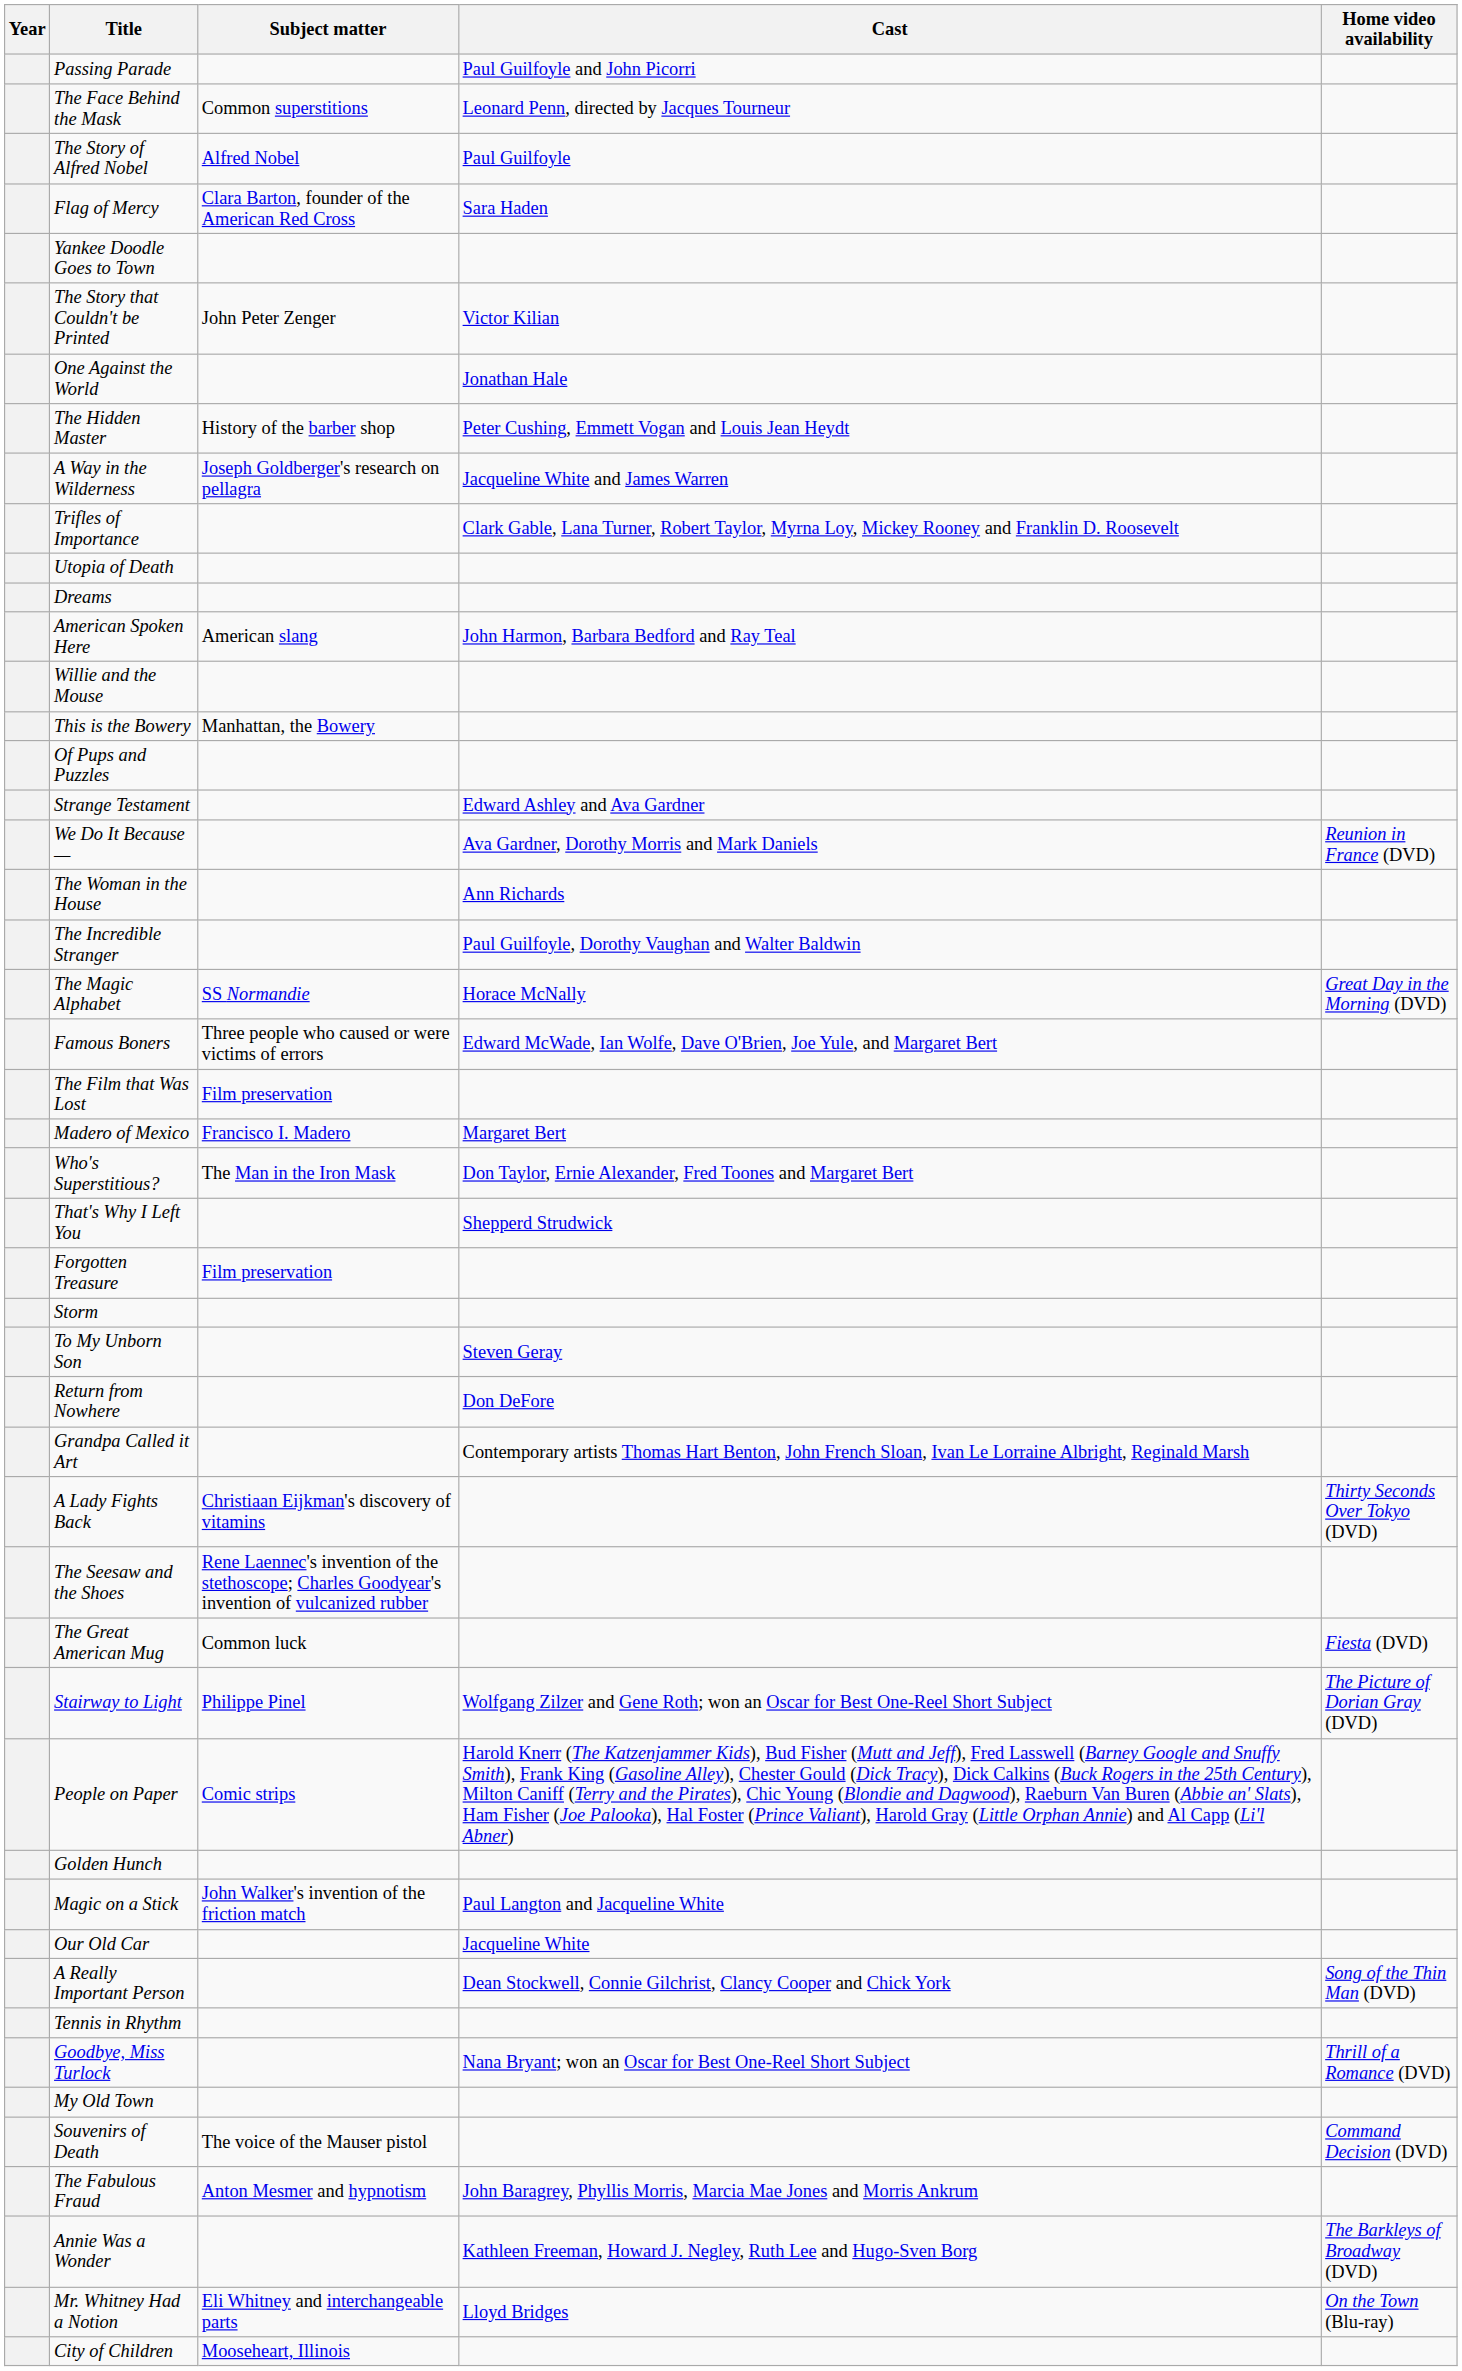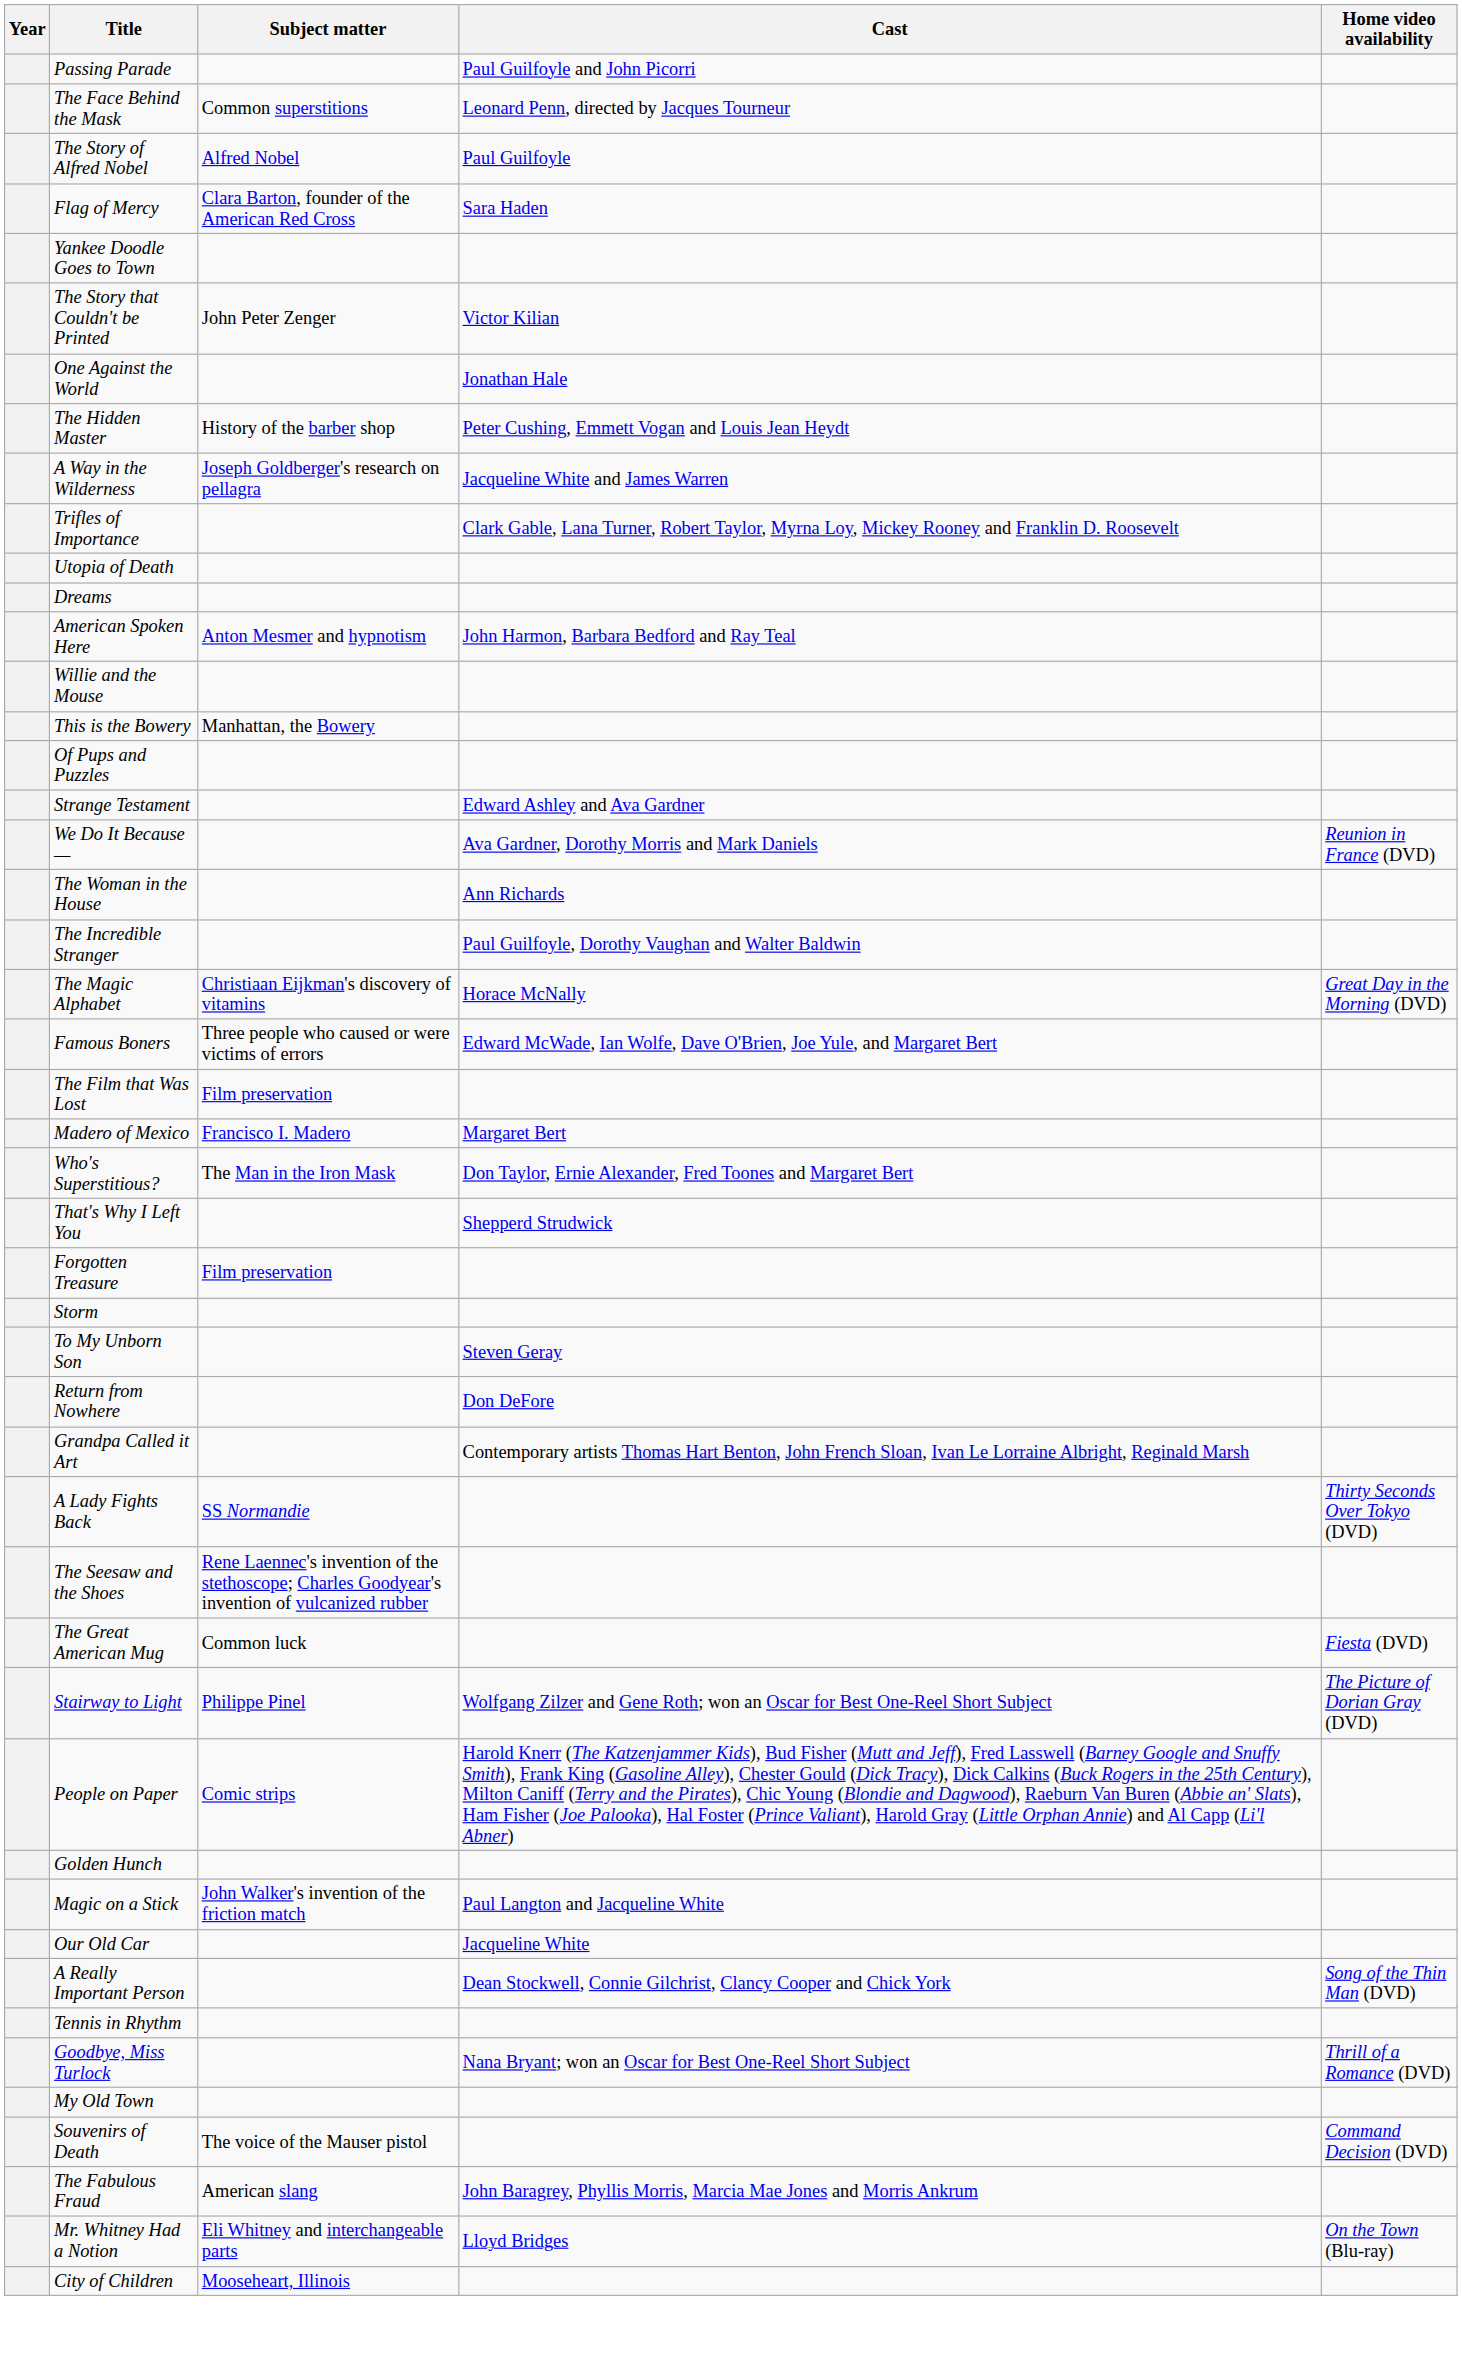(260, 636) American slang -> (314, 636) Anton Mesmer and hypnotism
(256, 994) SS Normandie -> (326, 994) Christiaan Eijkman's discovery of vitamins
(326, 1511) Christiaan Eijkman's discovery of vitamins -> (256, 1511) SS Normandie
(314, 2191) Anton Mesmer and hypnotism -> (260, 2191) American slang
- row: (100, 2251)
